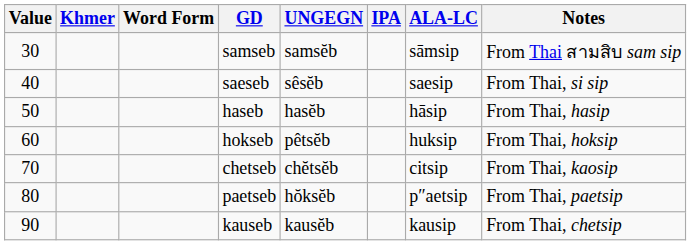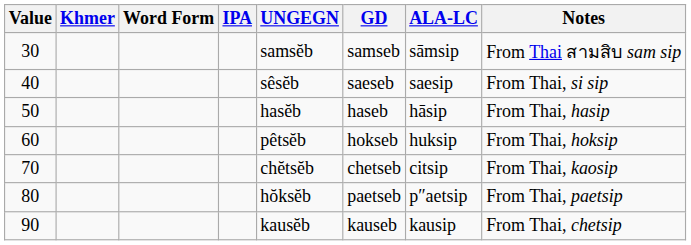columns swapped: (386, 18) <-> (249, 18)
